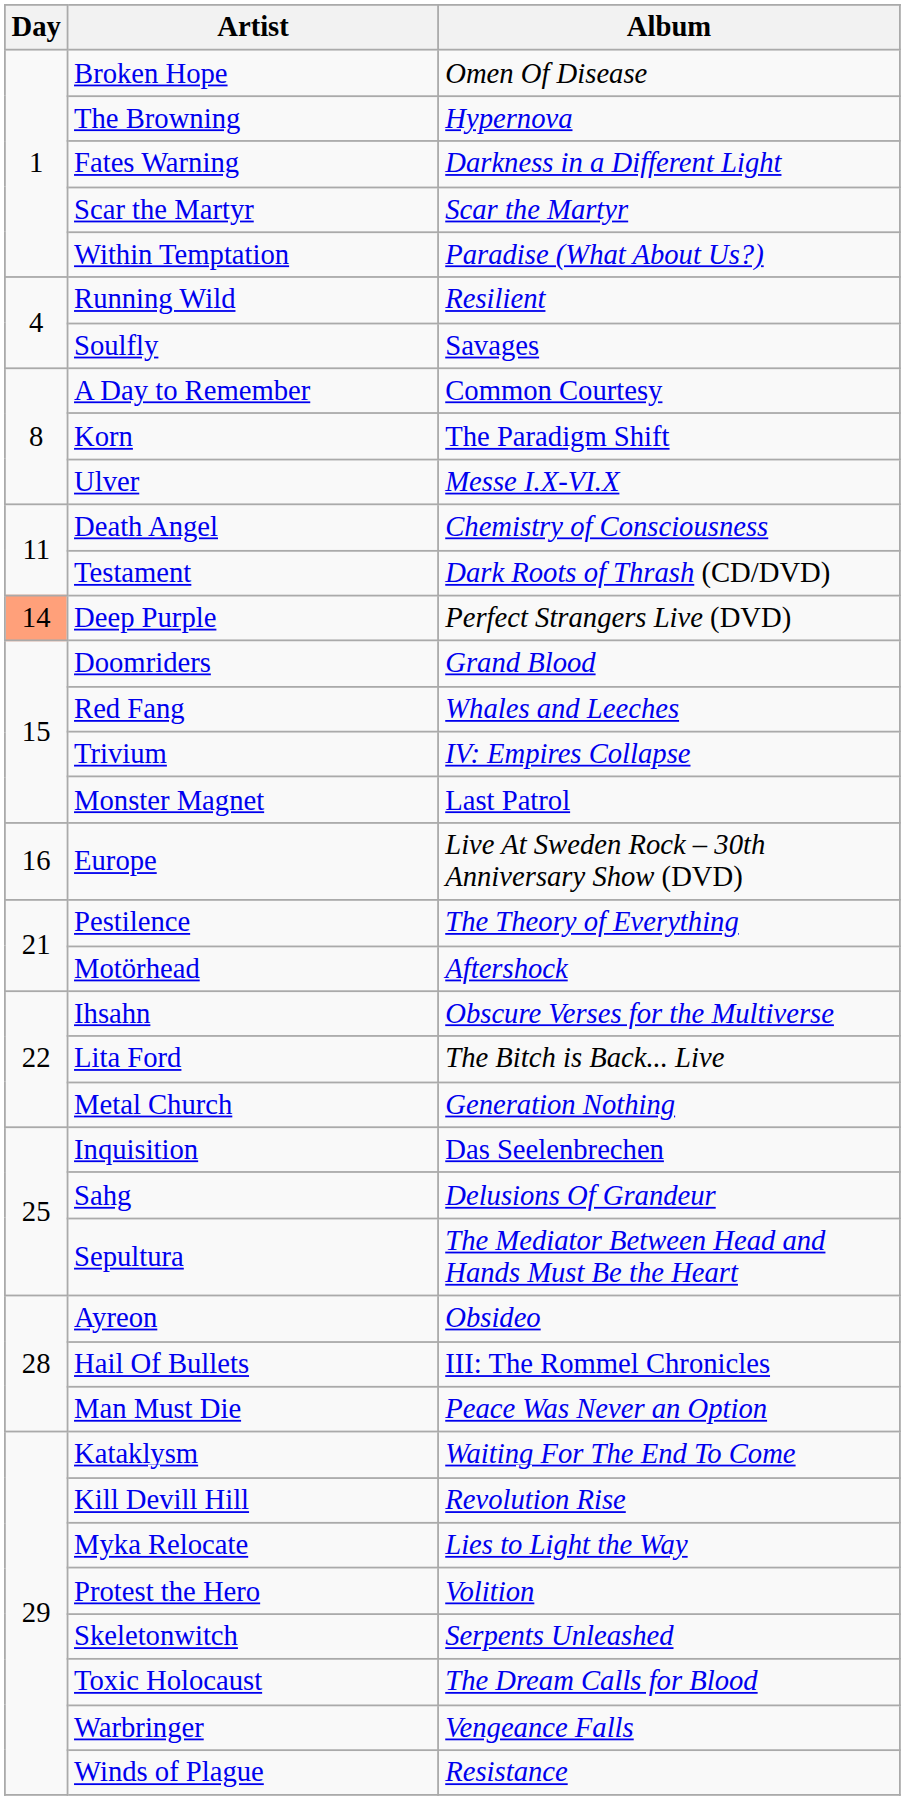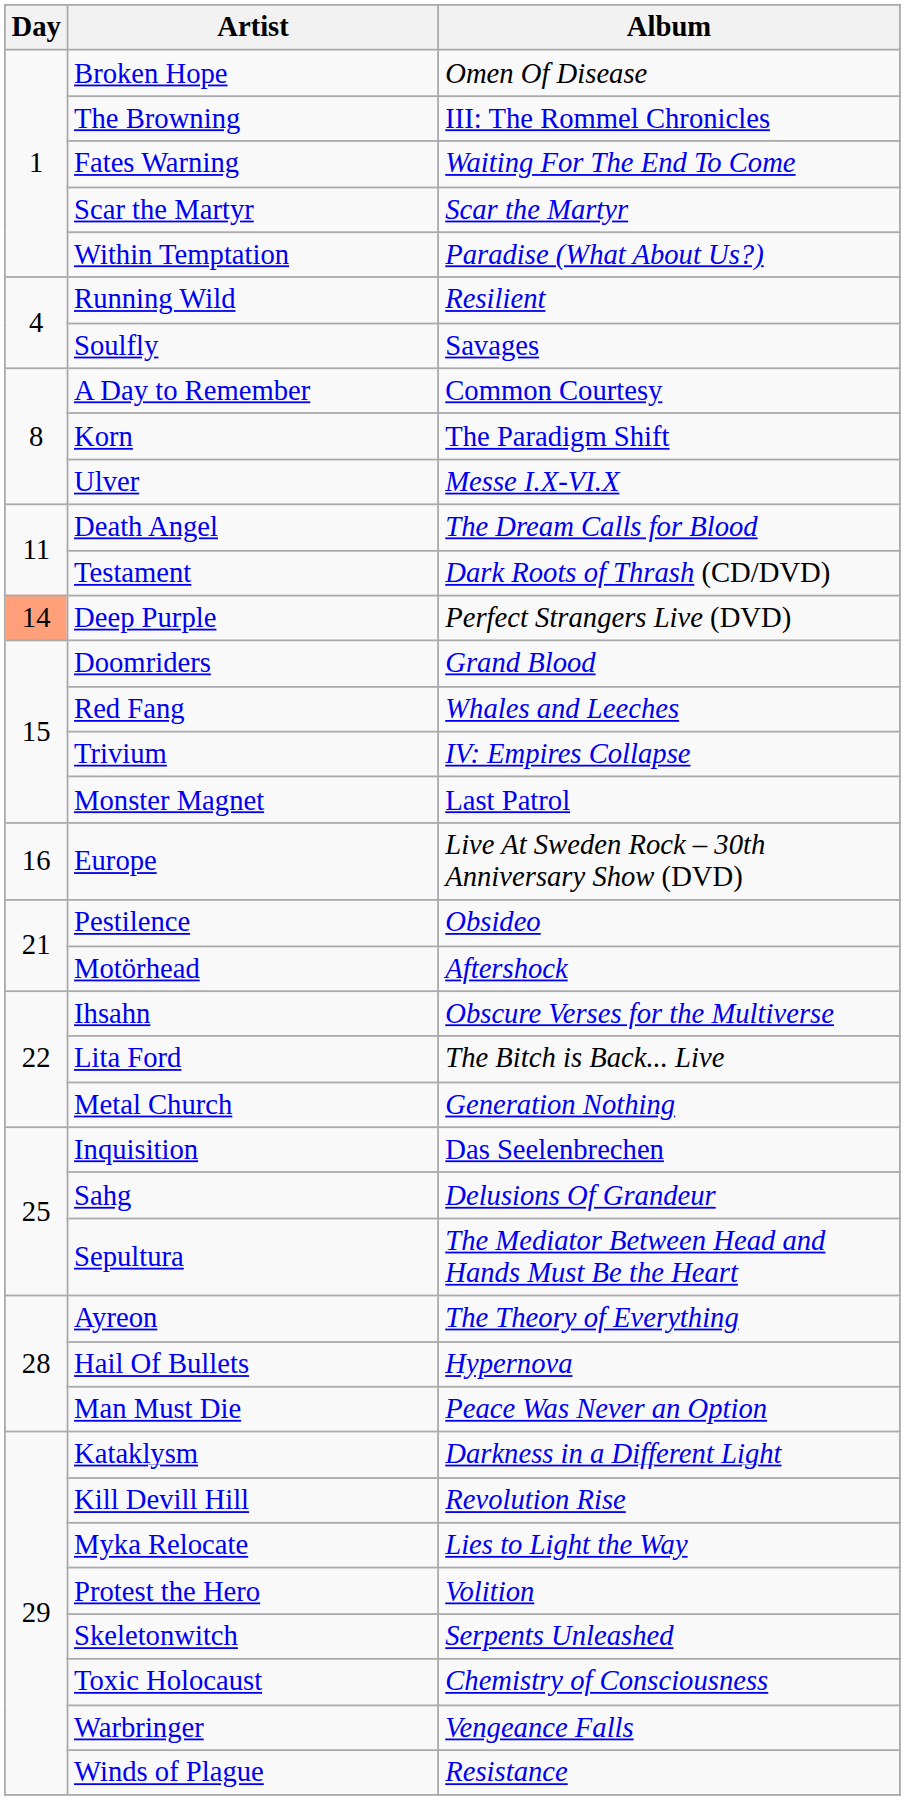(509, 118) Hypernova -> (608, 118) III: The Rommel Chronicles
(613, 163) Darkness in a Different Light -> (620, 163) Waiting For The End To Come
(607, 526) Chemistry of Consciousness -> (601, 526) The Dream Calls for Blood
(592, 922) The Theory of Everything -> (493, 922) Obsideo
(493, 1318) Obsideo -> (592, 1318) The Theory of Everything
(608, 1363) III: The Rommel Chronicles -> (509, 1363) Hypernova
(620, 1454) Waiting For The End To Come -> (613, 1454) Darkness in a Different Light
(601, 1681) The Dream Calls for Blood -> (607, 1681) Chemistry of Consciousness
